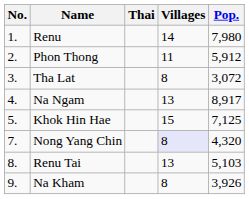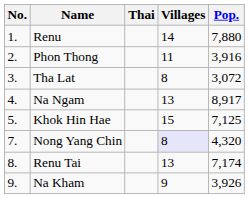(226, 36) 7,980 -> (226, 36) 7,880
(226, 57) 5,912 -> (226, 57) 3,916
(226, 162) 5,103 -> (226, 162) 7,174
(164, 183) 8 -> (164, 183) 9
